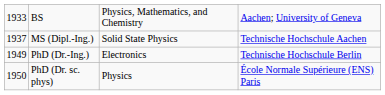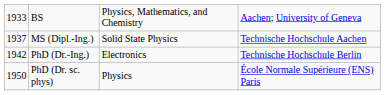(17, 54) 1949 -> (17, 54) 1942
